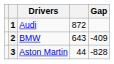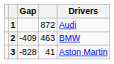columns swapped: (43, 12) <-> (99, 12)
(79, 39) 643 -> (48, 39) 463
(81, 52) 44 -> (50, 52) 41
